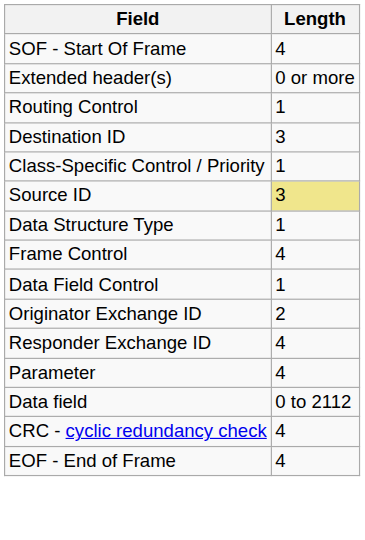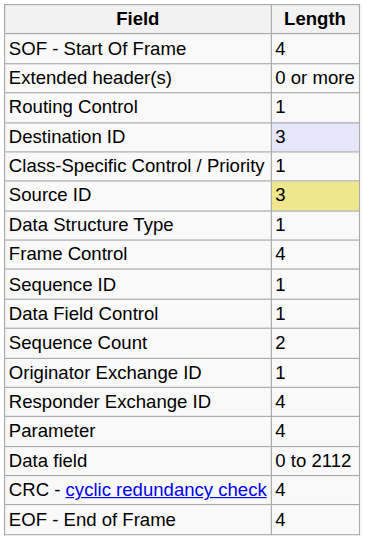(280, 136) no background -> (280, 136) lavender background
+ row: (63, 284)
+ row: (78, 343)
(280, 313) 2 -> (280, 372) 1
